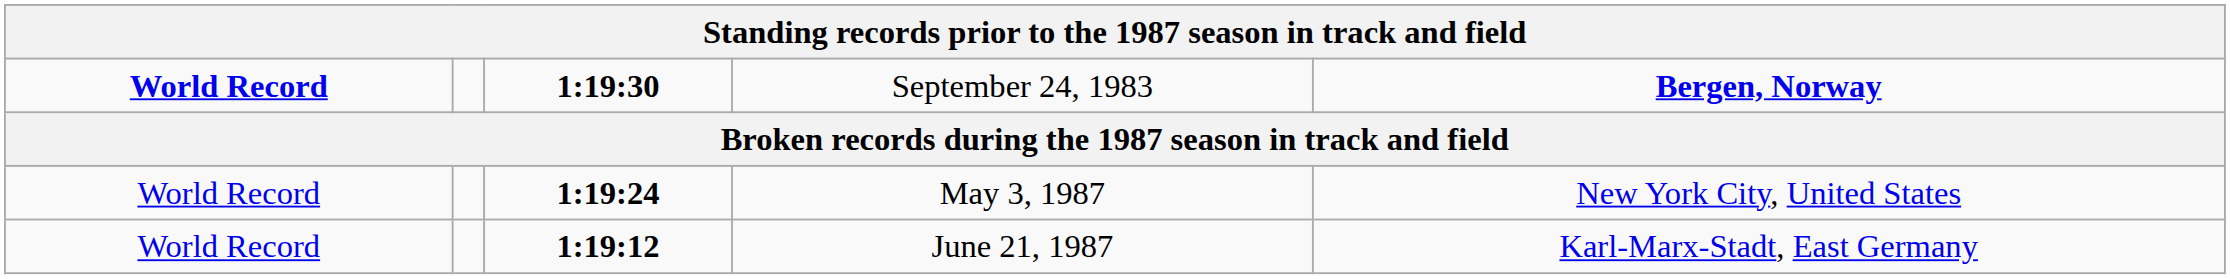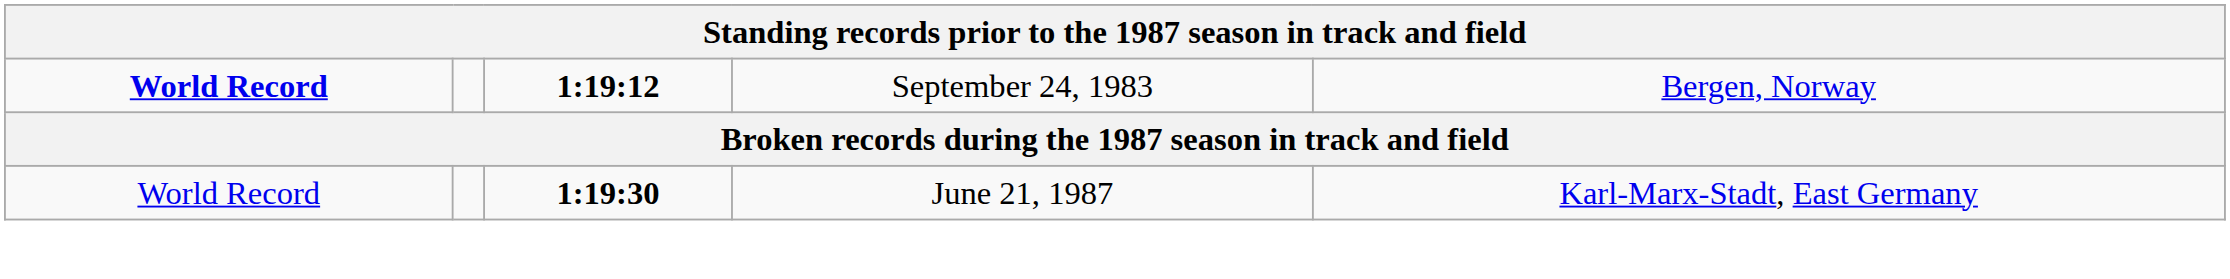(608, 84) 1:19:30 -> (608, 84) 1:19:12
(1769, 84) bold -> (1769, 84) normal
- row: (1022, 192)
(608, 245) 1:19:12 -> (608, 192) 1:19:30
